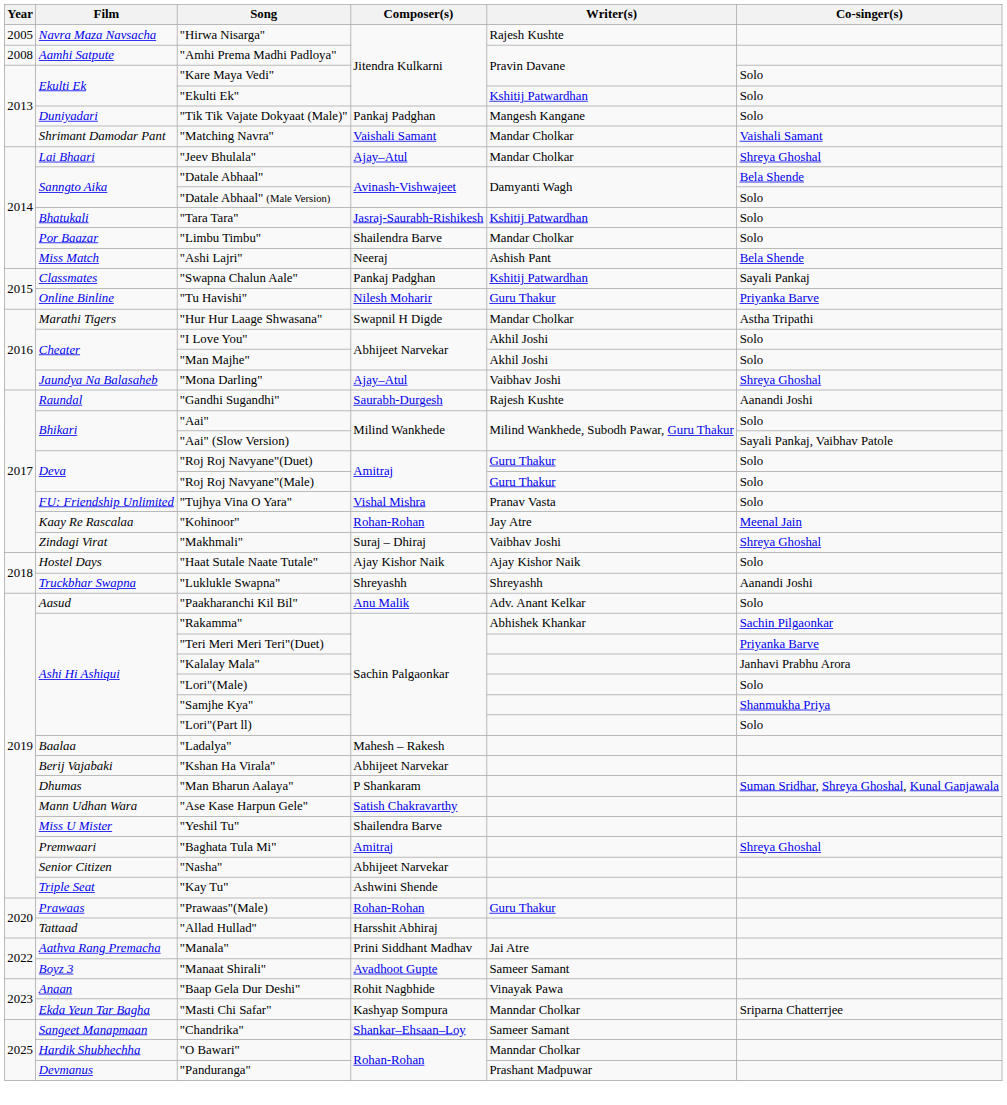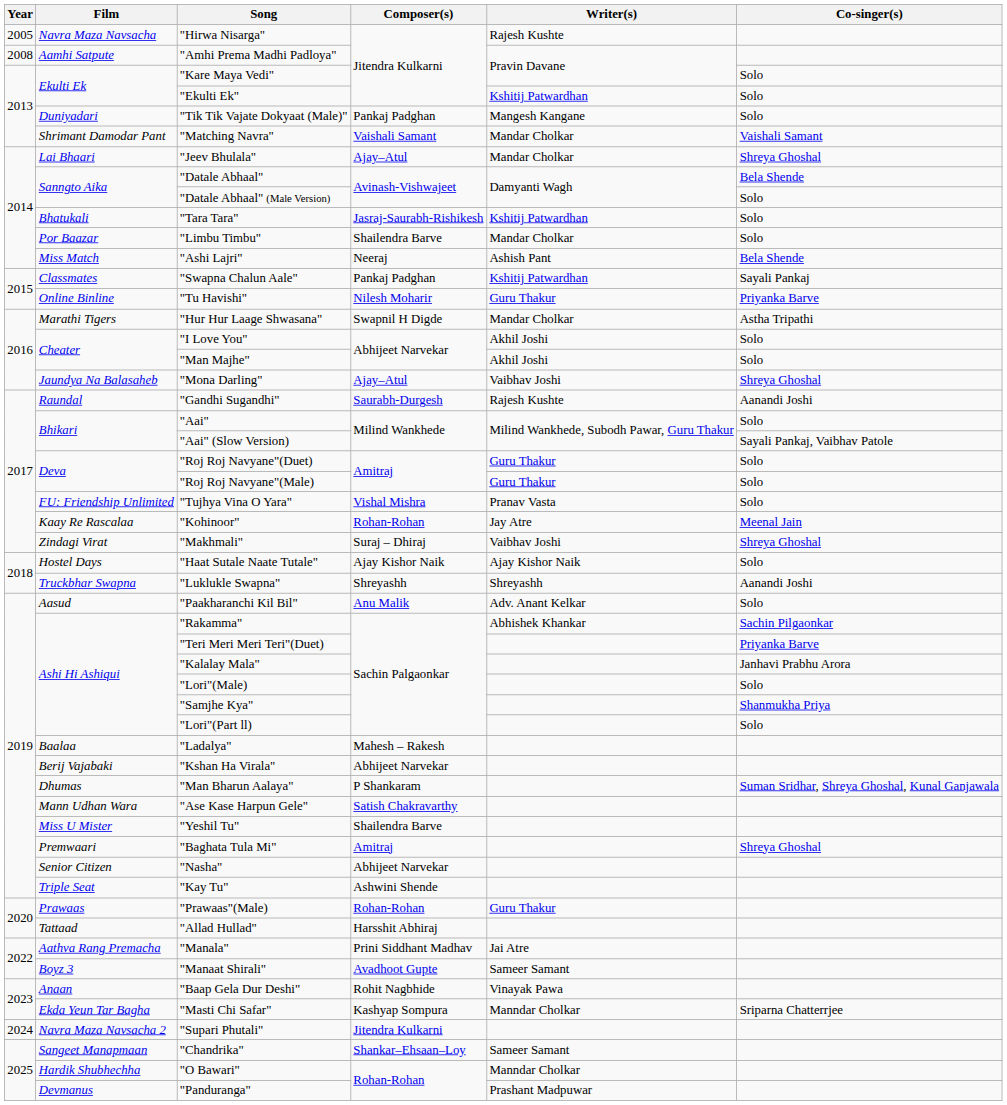+ row: (222, 1029)
